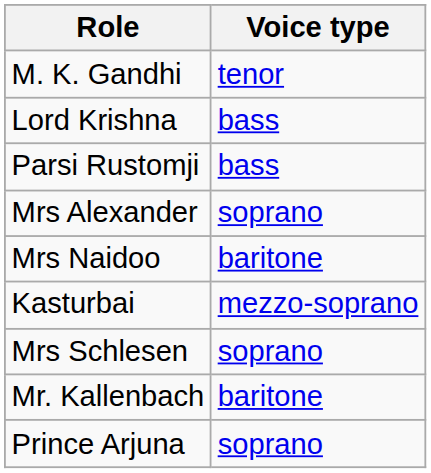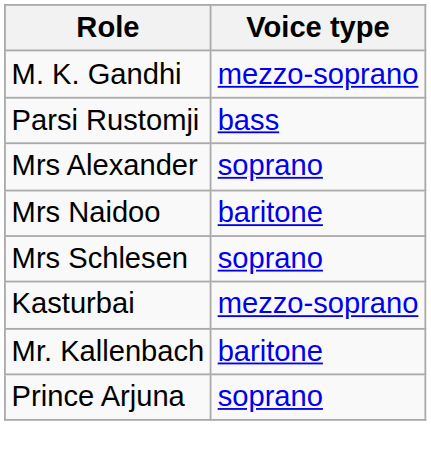(251, 73) tenor -> (318, 73) mezzo-soprano
- row: (94, 119)
rows swapped: (73, 304) <-> (100, 350)
